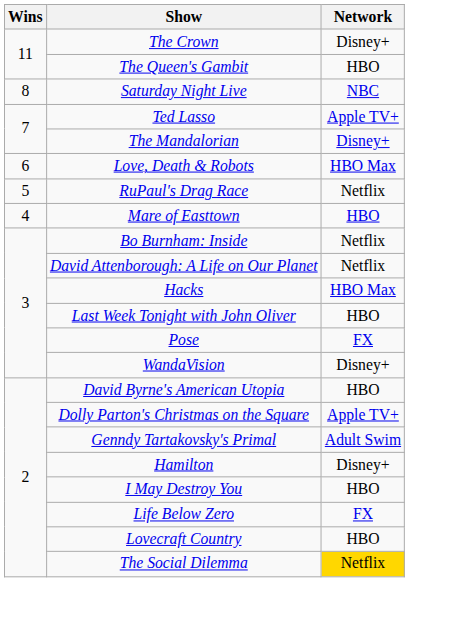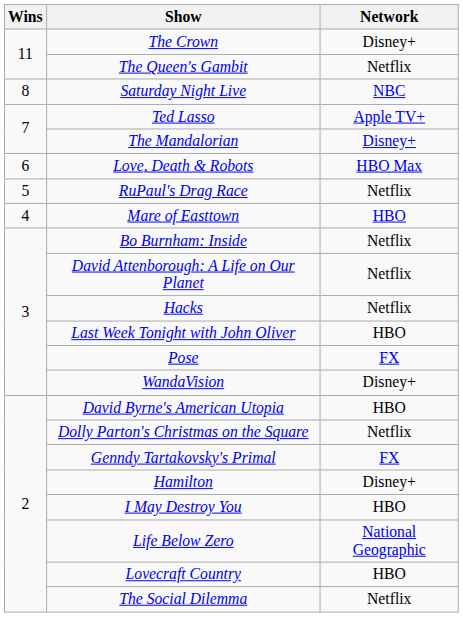(363, 66) HBO -> (389, 66) Netflix
(363, 290) HBO Max -> (389, 308) Netflix
(363, 414) Apple TV+ -> (389, 432) Netflix
(363, 439) Adult Swim -> (389, 457) FX
(363, 514) FX -> (389, 540) National Geographic
(363, 564) gold background -> (389, 599) no background
